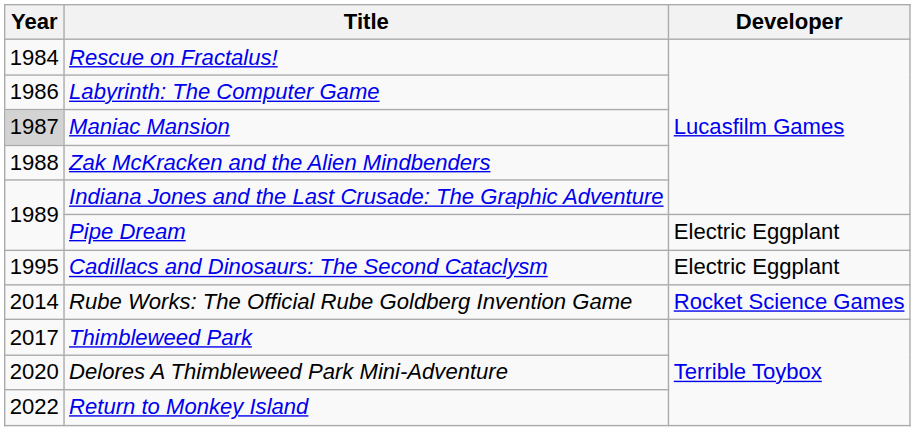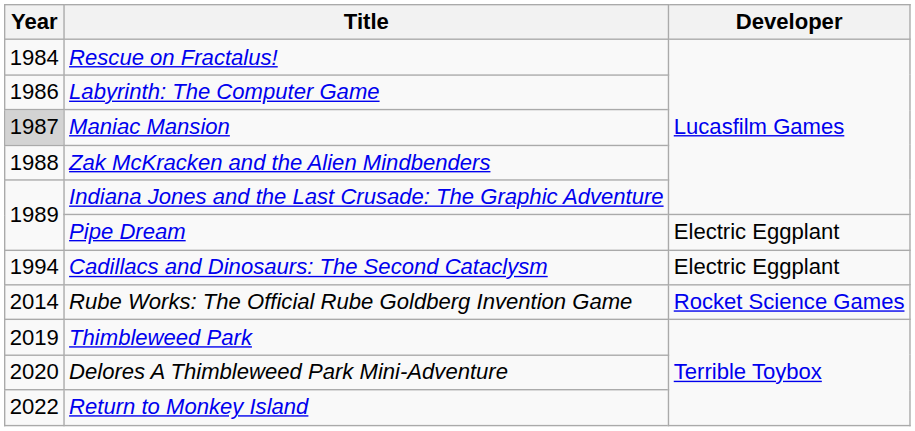(34, 267) 1995 -> (34, 267) 1994
(34, 337) 2017 -> (34, 337) 2019
